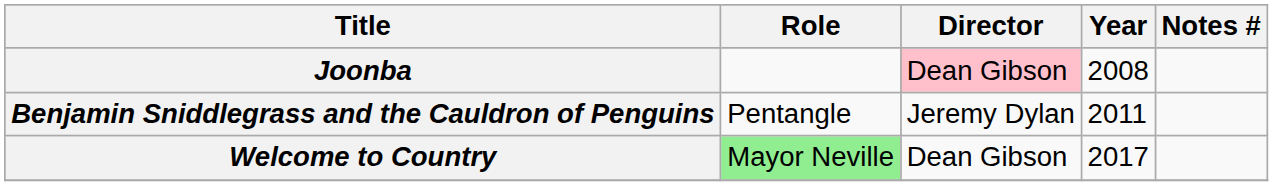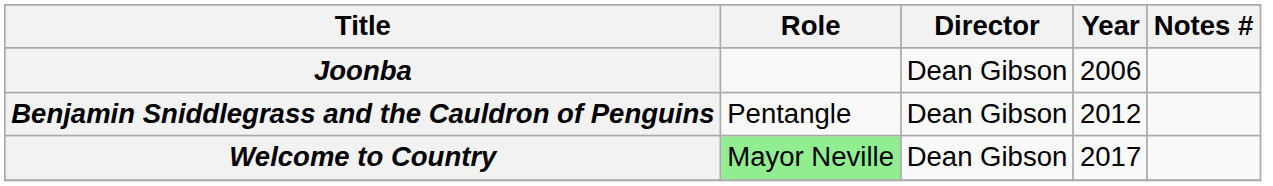(987, 69) pink background -> (987, 69) no background
(1118, 69) 2008 -> (1111, 69) 2006
(991, 113) Jeremy Dylan -> (987, 113) Dean Gibson
(1117, 113) 2011 -> (1111, 113) 2012
